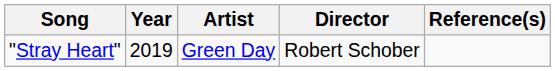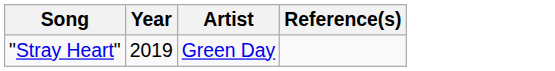- column: (352, 19)
